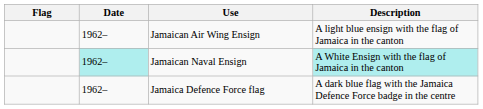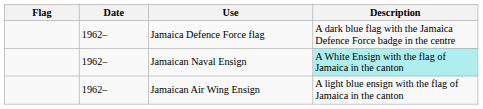rows swapped: (208, 90) <-> (205, 34)
(95, 62) paleturquoise background -> (95, 62) no background
